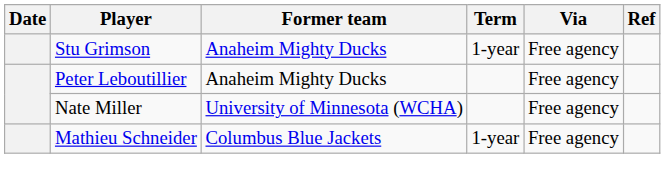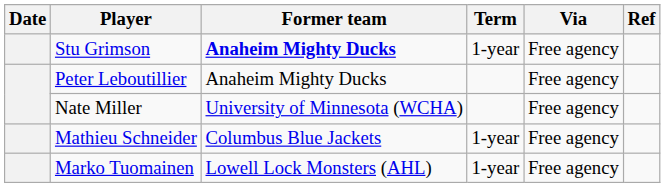(296, 49) normal -> (301, 49) bold
+ row: (124, 167)
